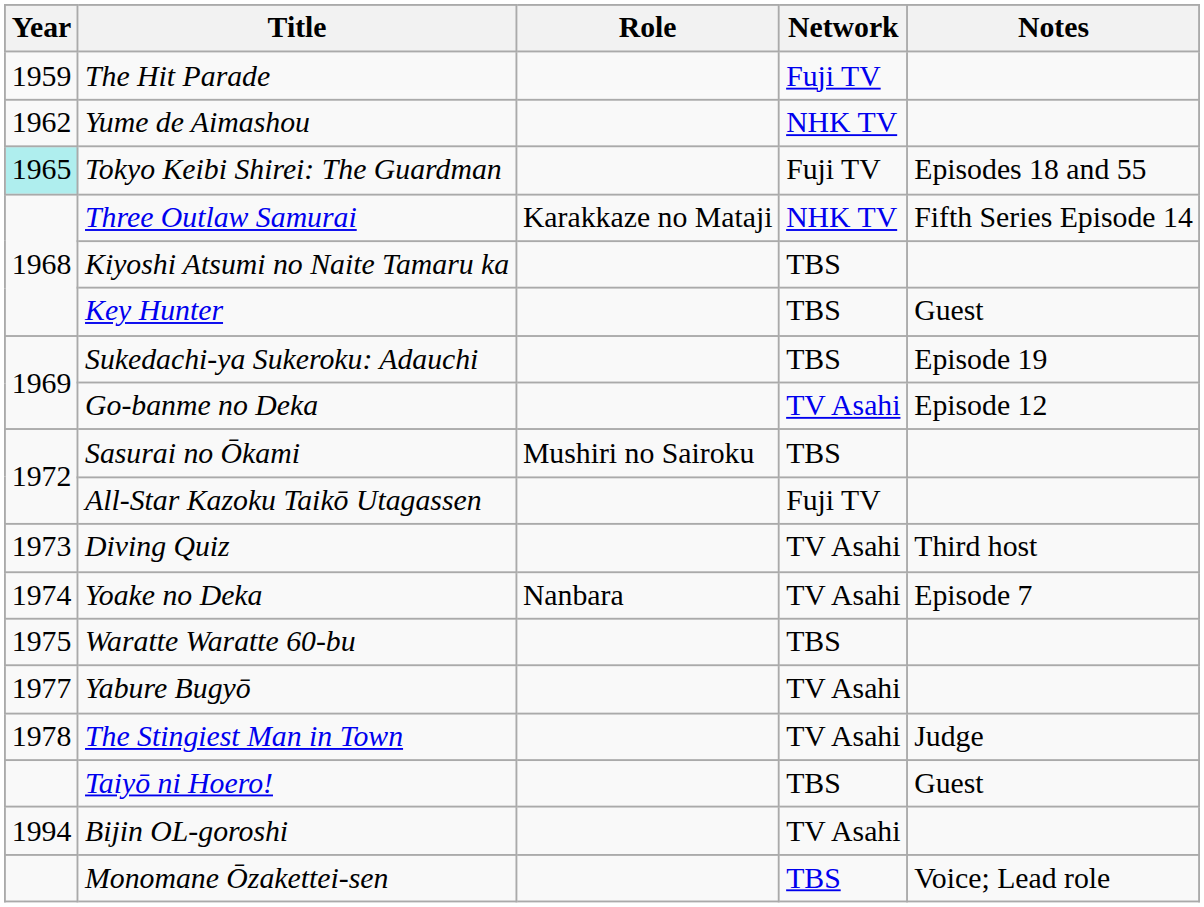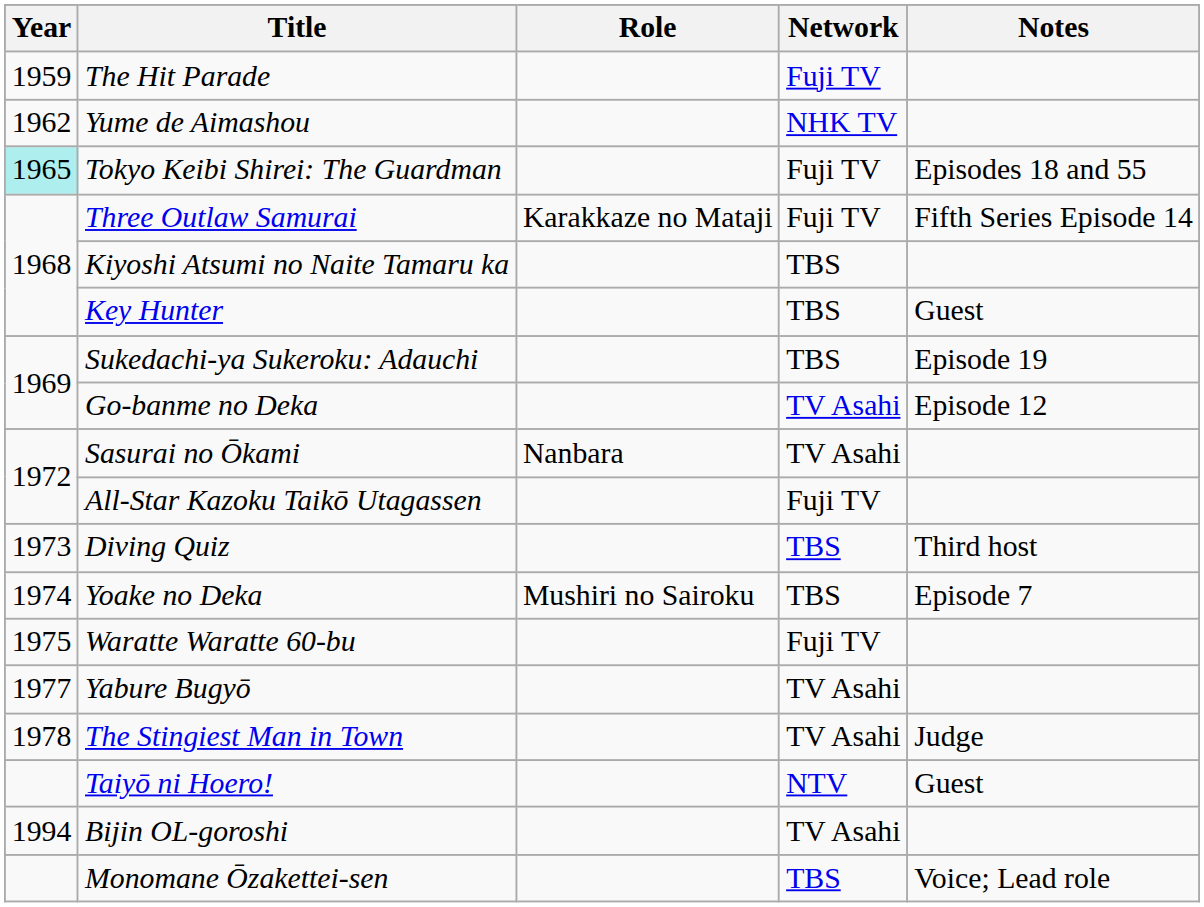(842, 216) NHK TV -> (833, 216) Fuji TV
(639, 452) Mushiri no Sairoku -> (573, 452) Nanbara
(813, 452) TBS -> (843, 452) TV Asahi
(843, 547) TV Asahi -> (813, 547) TBS
(573, 594) Nanbara -> (639, 594) Mushiri no Sairoku
(843, 594) TV Asahi -> (813, 594) TBS
(813, 641) TBS -> (833, 641) Fuji TV
(813, 783) TBS -> (817, 783) NTV
